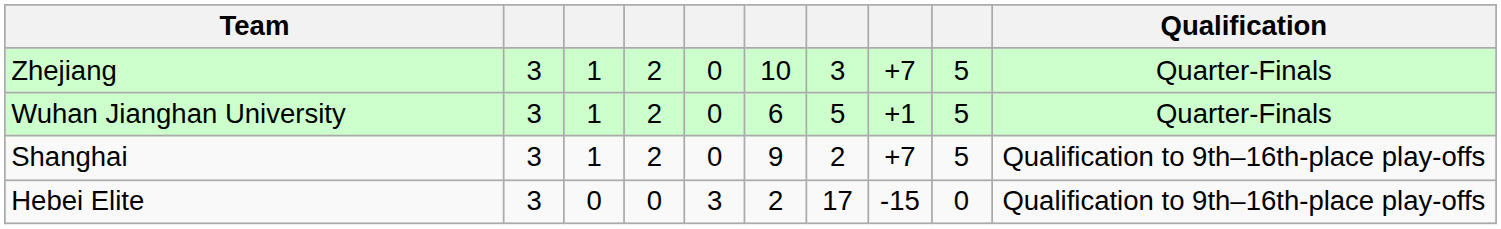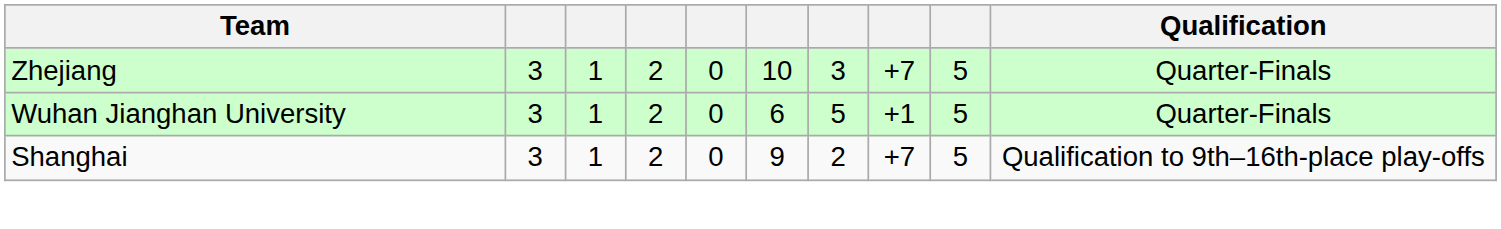- row: (78, 200)
